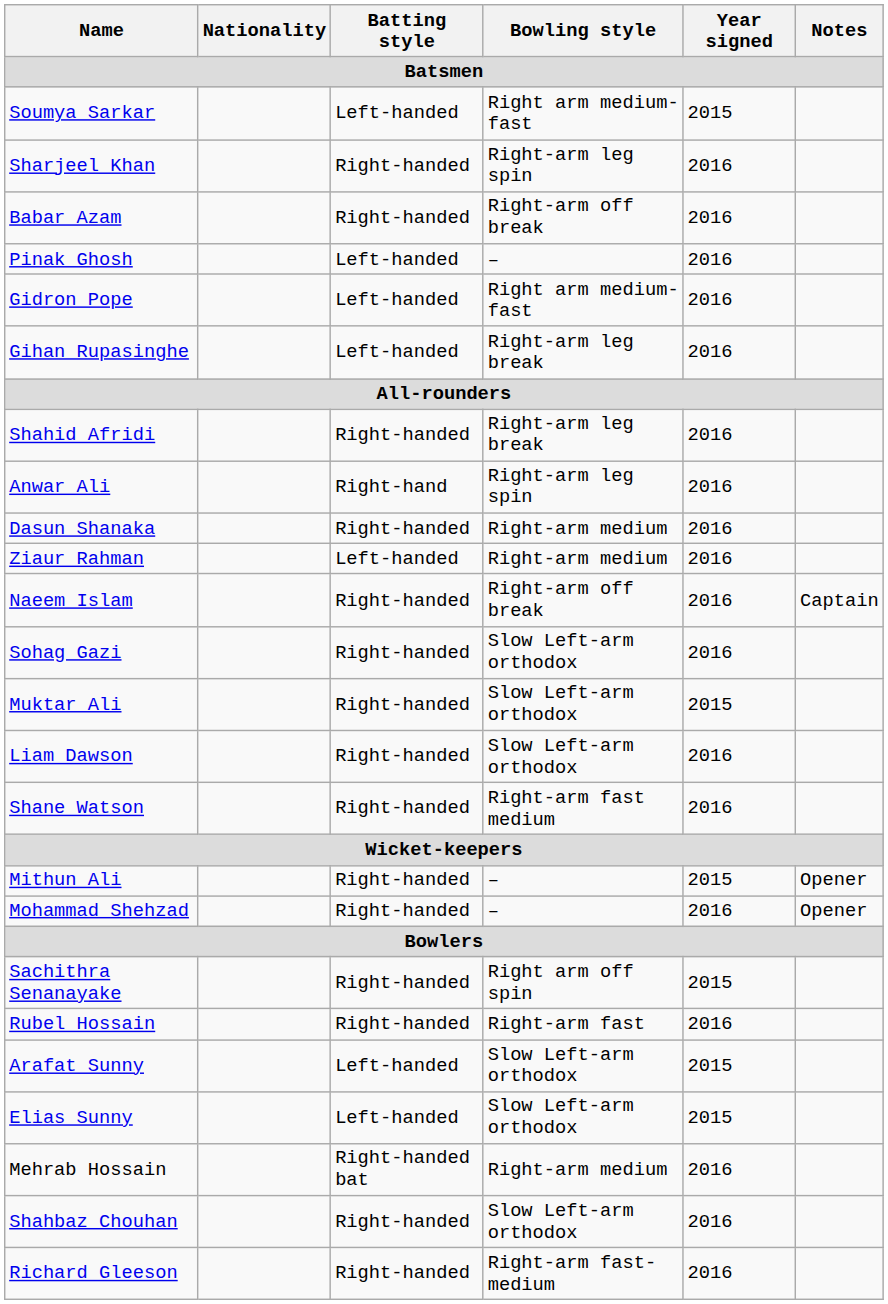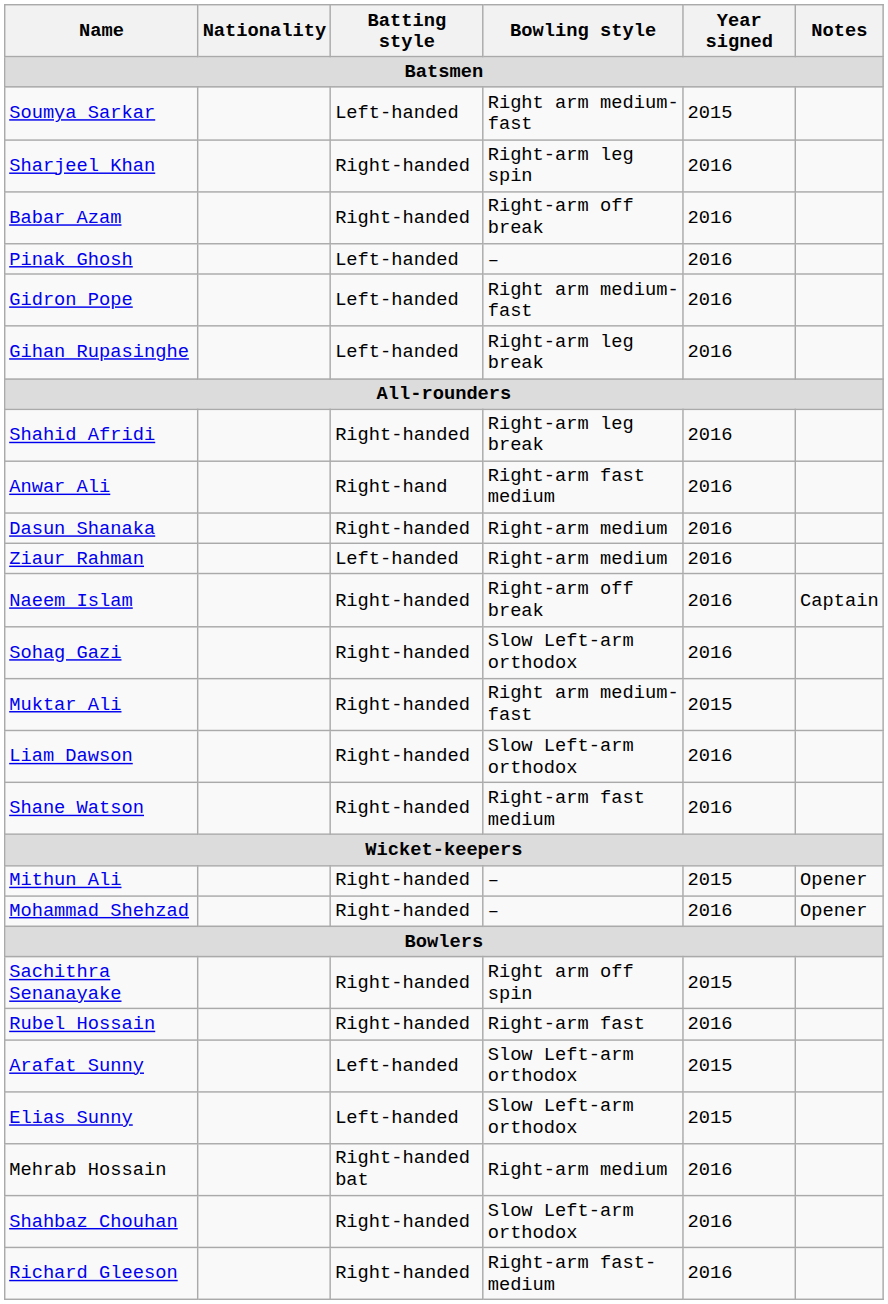(561, 487) Right-arm leg spin -> (566, 487) Right-arm fast medium
(561, 704) Slow Left-arm orthodox -> (583, 704) Right arm medium-fast
